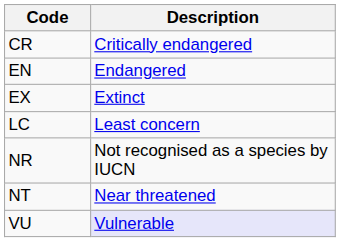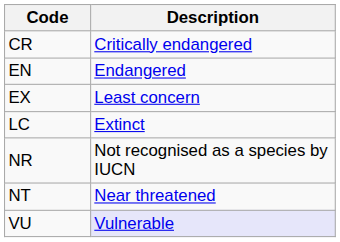(120, 97) Extinct -> (147, 97) Least concern
(147, 124) Least concern -> (120, 124) Extinct
